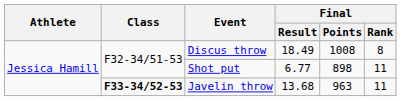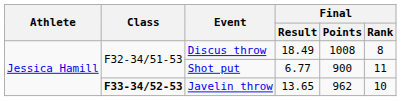(342, 68) 898 -> (342, 68) 900
(298, 86) 13.68 -> (298, 86) 13.65
(342, 86) 963 -> (342, 86) 962
(380, 86) 11 -> (380, 86) 10
